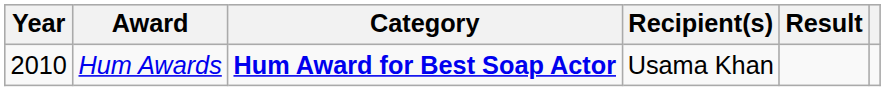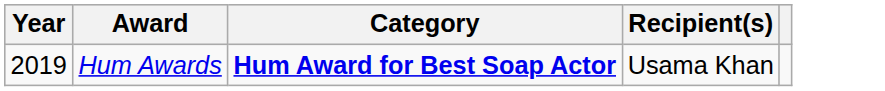- column: (824, 24)
(39, 64) 2010 -> (39, 64) 2019
